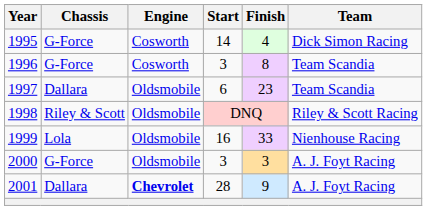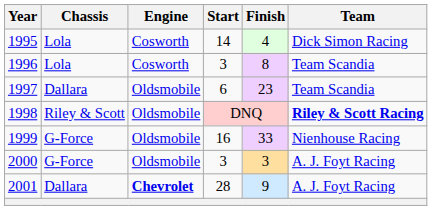(69, 41) G-Force -> (58, 41) Lola
(69, 65) G-Force -> (58, 65) Lola
(355, 113) normal -> (358, 113) bold
(58, 138) Lola -> (69, 138) G-Force
